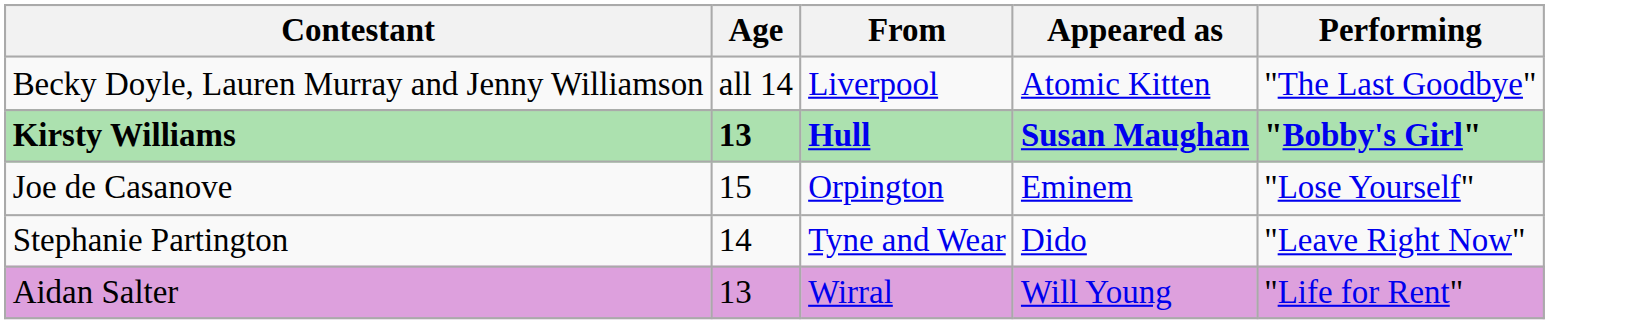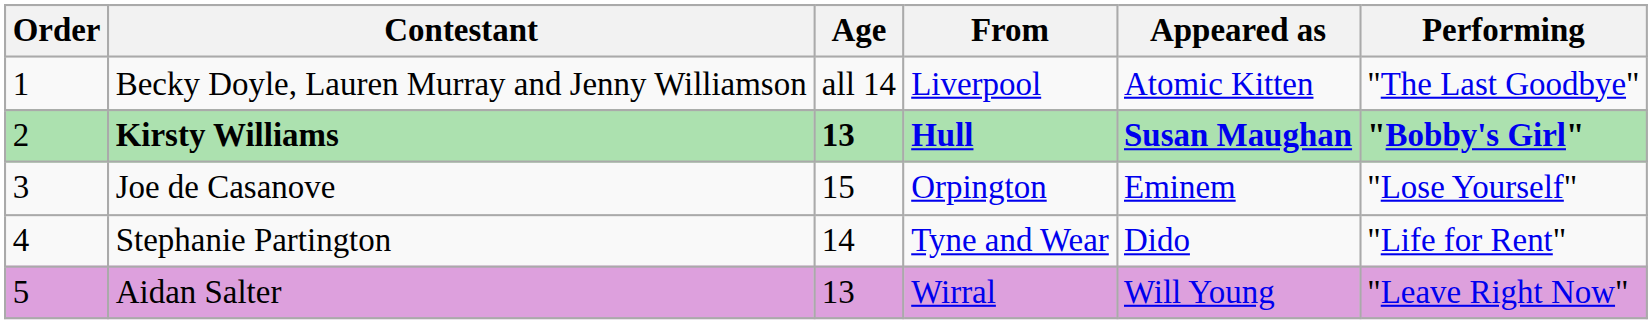+ column: (57, 30)
(1395, 239) "Leave Right Now" -> (1467, 239) "Life for Rent"
(1364, 291) "Life for Rent" -> (1498, 291) "Leave Right Now"
